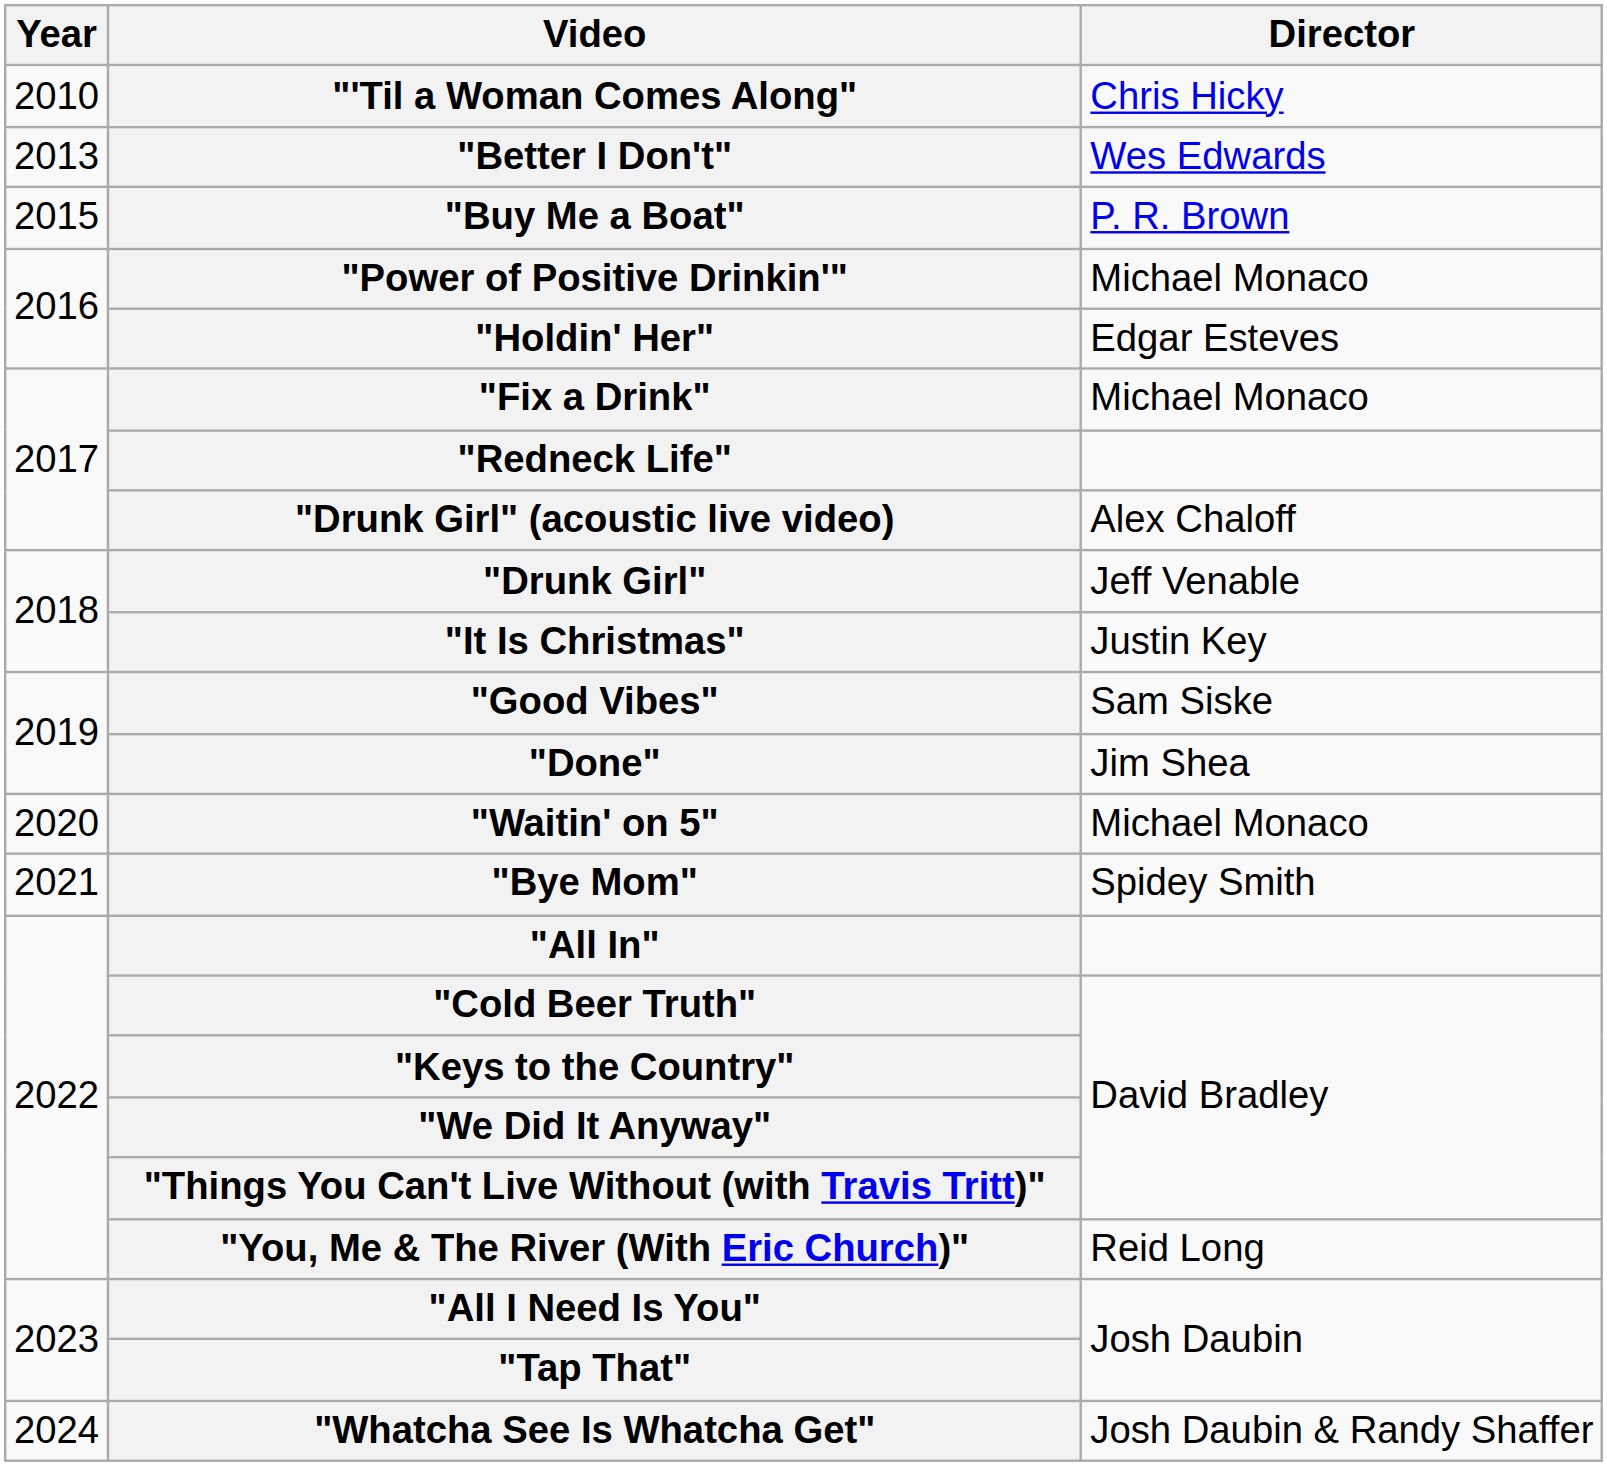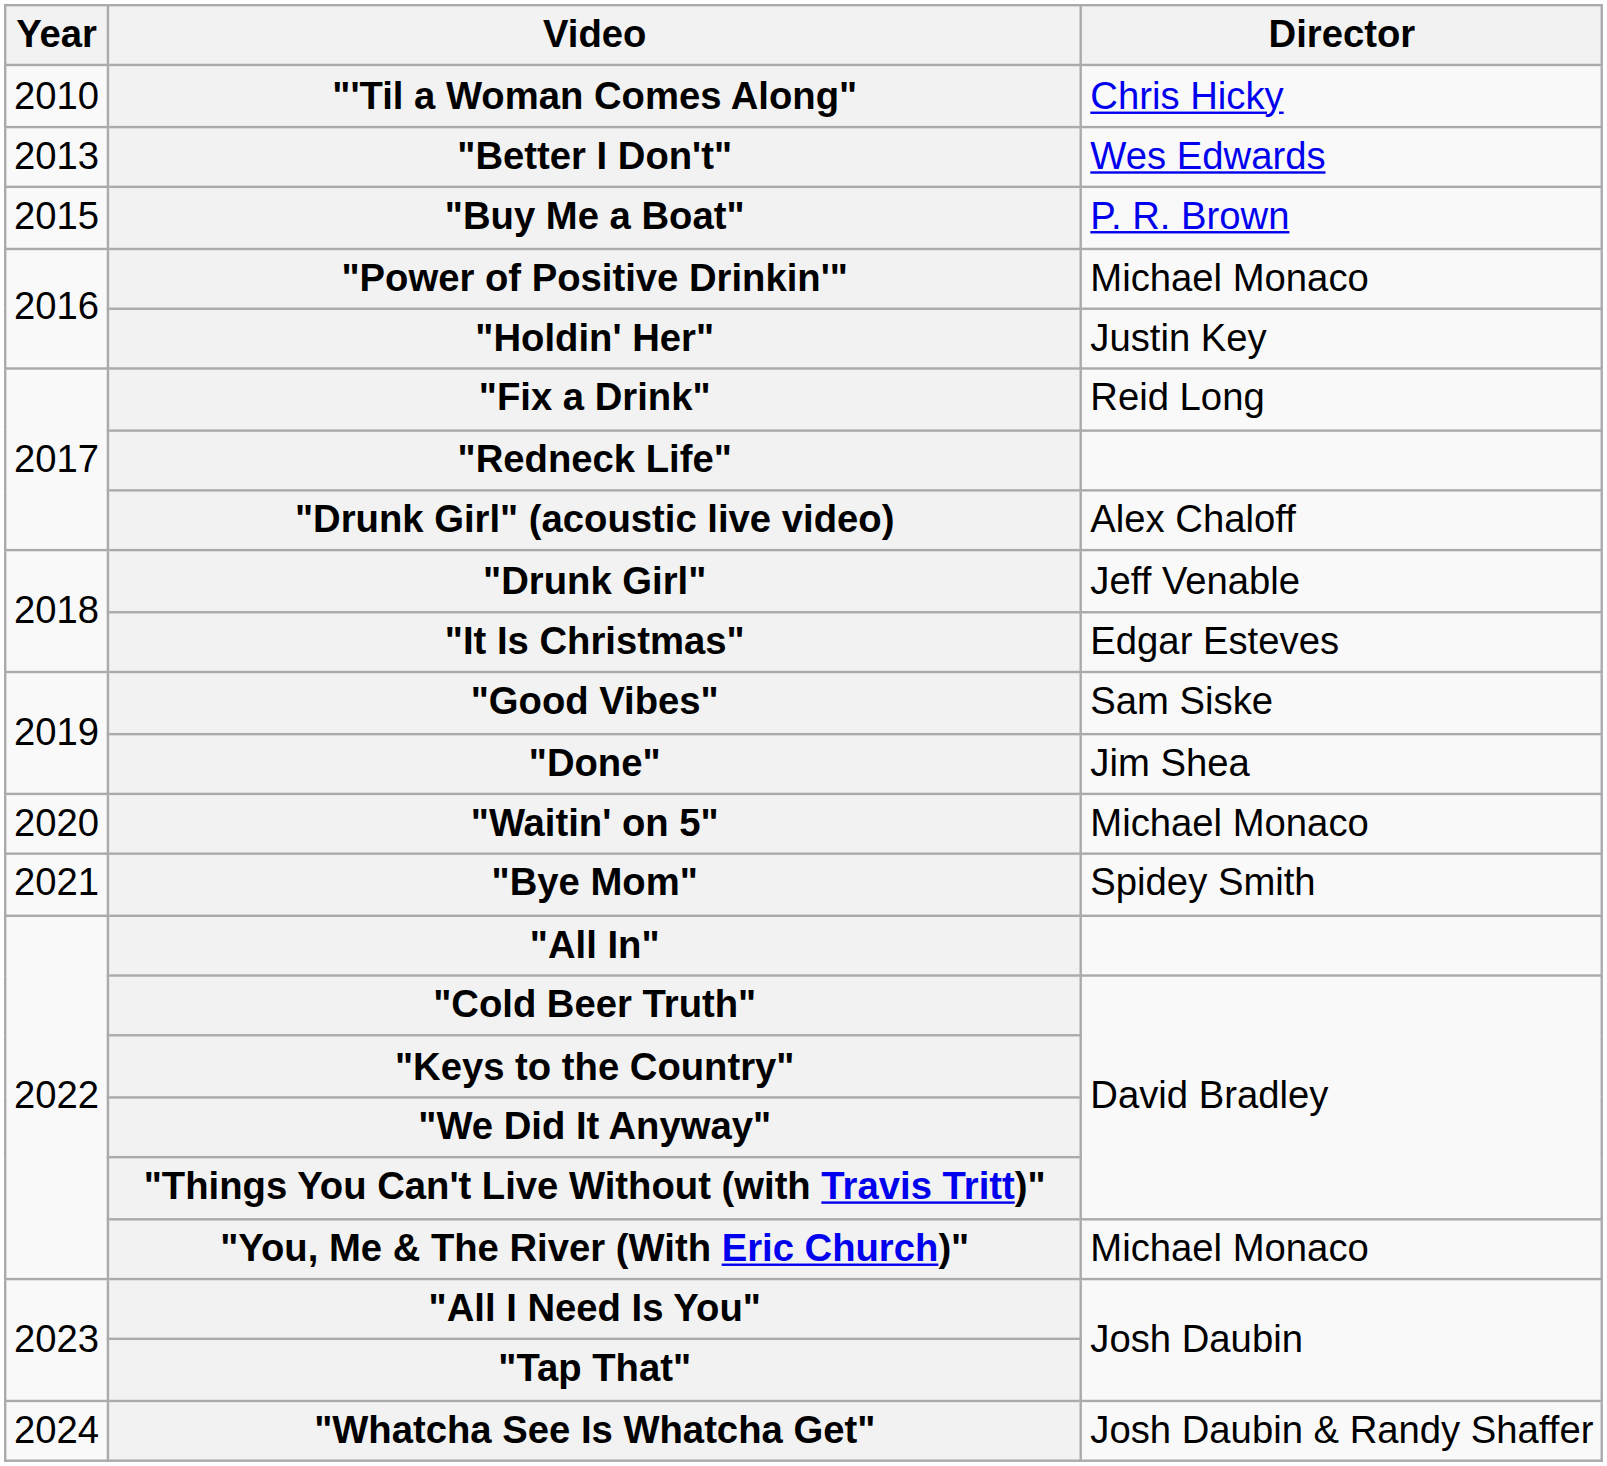(1215, 338) Edgar Esteves -> (1179, 338) Justin Key
(1230, 398) Michael Monaco -> (1178, 398) Reid Long
(1179, 641) Justin Key -> (1215, 641) Edgar Esteves
(1178, 1247) Reid Long -> (1230, 1247) Michael Monaco
